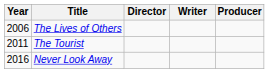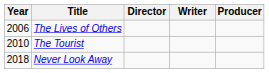(17, 44) 2011 -> (18, 44) 2010
(18, 60) 2016 -> (18, 60) 2018
